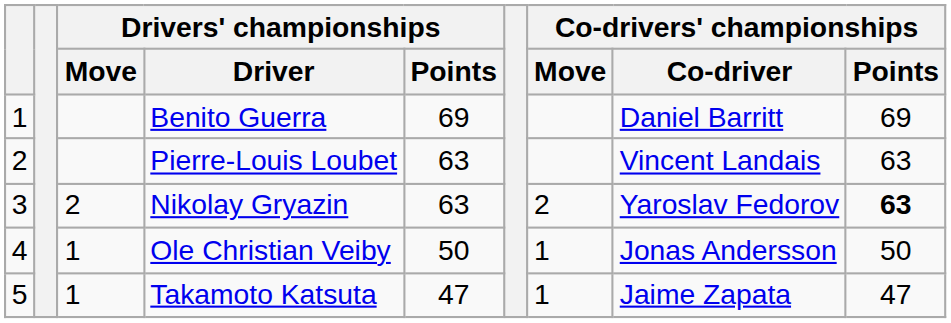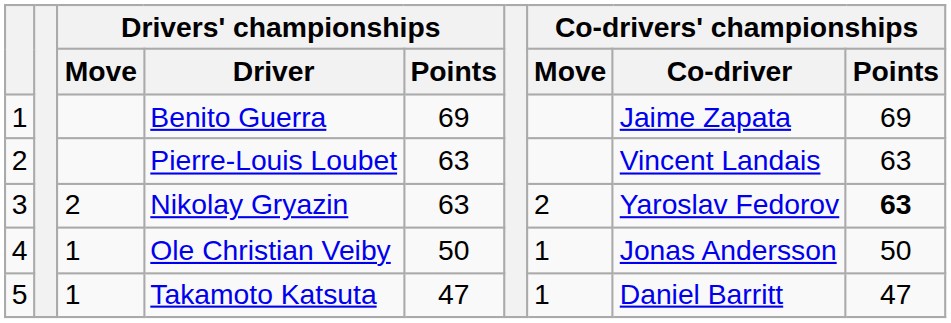(701, 116) Daniel Barritt -> (705, 116) Jaime Zapata
(705, 294) Jaime Zapata -> (701, 294) Daniel Barritt
